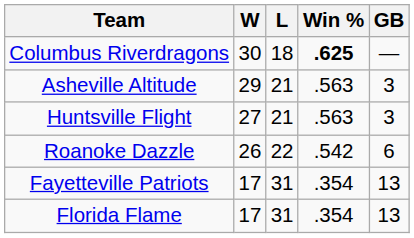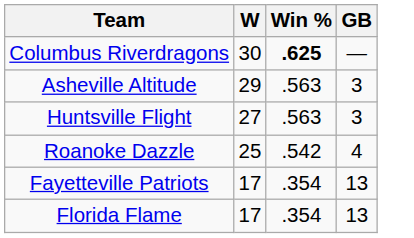- column: (282, 20)
(250, 150) 26 -> (250, 150) 25
(389, 150) 6 -> (357, 150) 4
